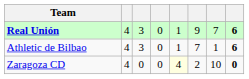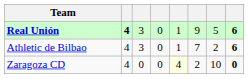(127, 30) normal -> (127, 30) bold
(216, 30) 7 -> (216, 30) 5
(216, 47) 1 -> (216, 47) 2
